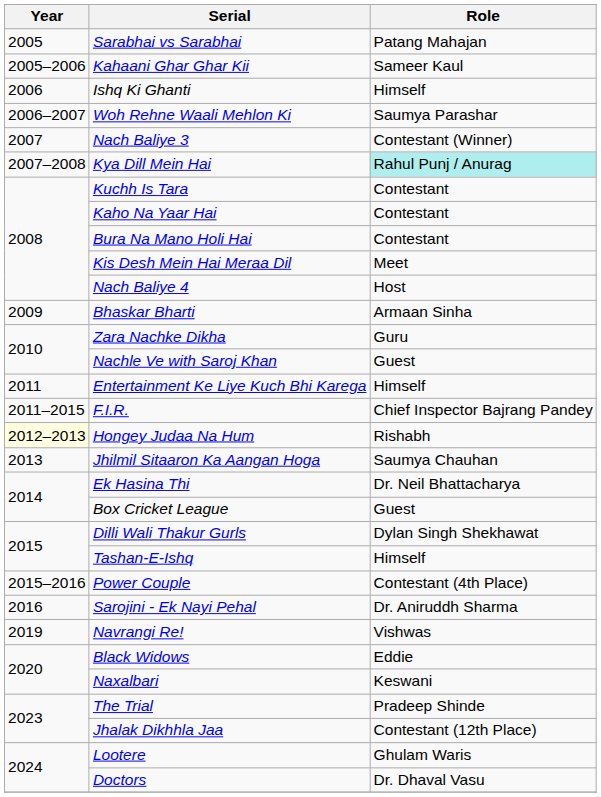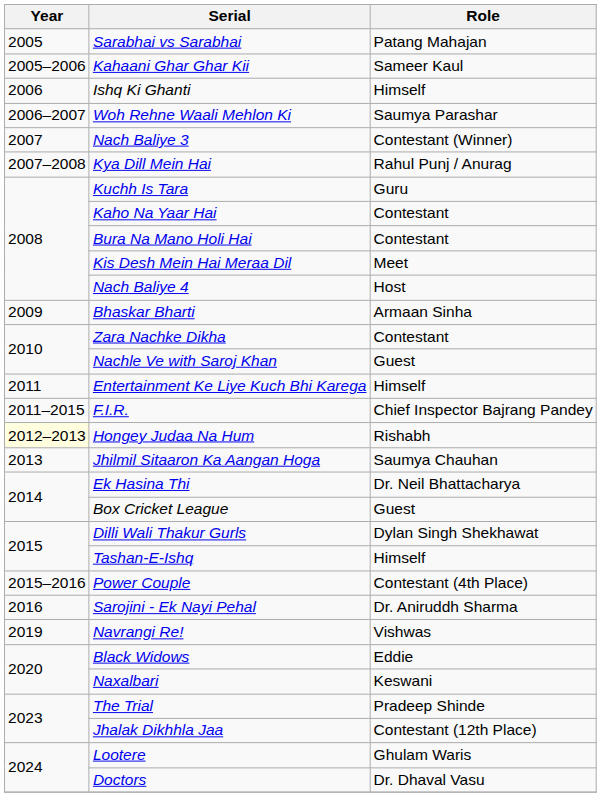(443, 164) paleturquoise background -> (443, 164) no background
(411, 189) Contestant -> (391, 189) Guru
(391, 336) Guru -> (411, 336) Contestant
